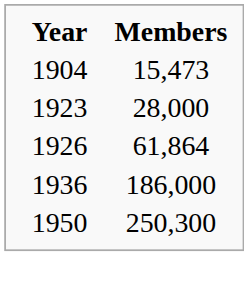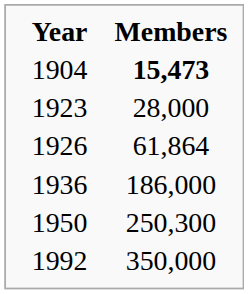(171, 70) normal -> (171, 70) bold
+ row: (60, 261)
